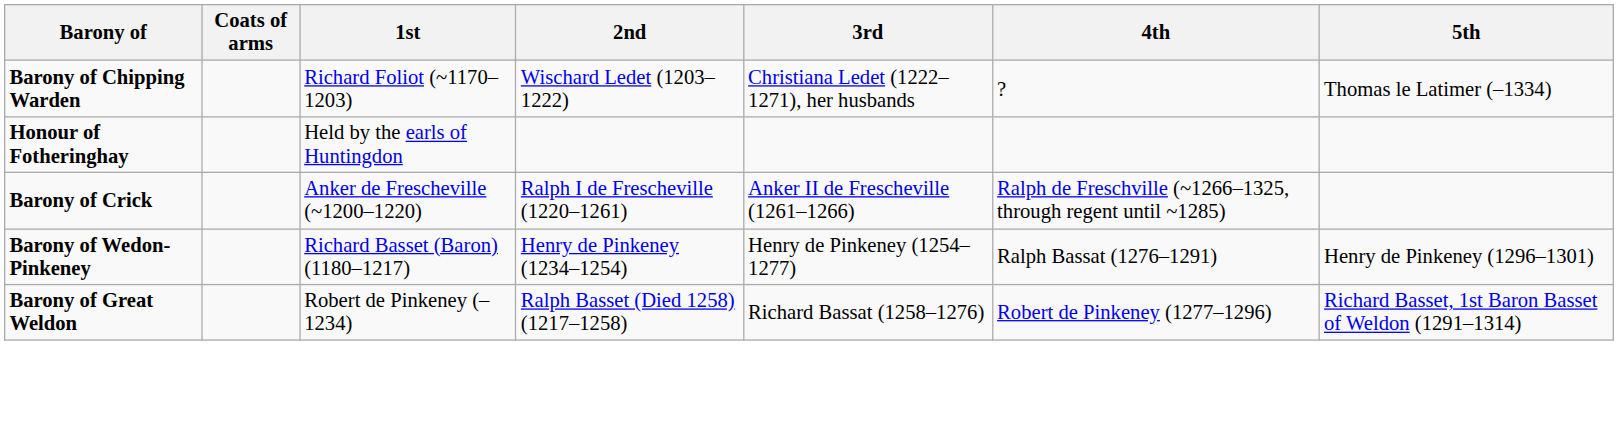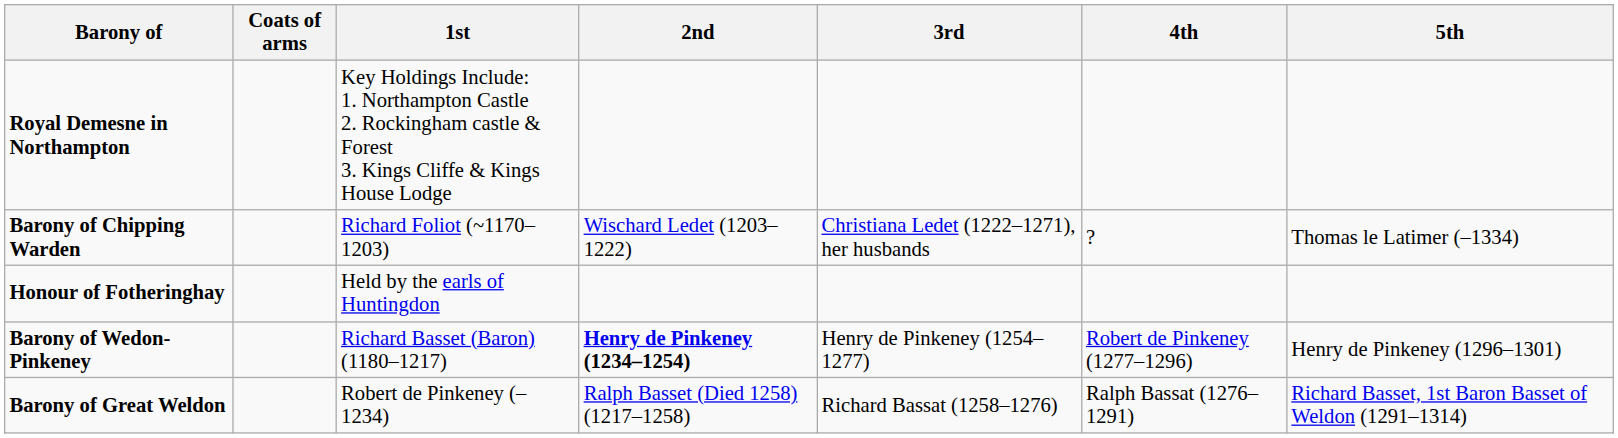+ row: (89, 134)
- row: (81, 200)
(600, 256) normal -> (668, 349) bold
(1107, 256) Ralph Bassat (1276–1291) -> (1167, 349) Robert de Pinkeney (1277–1296)
(1134, 312) Robert de Pinkeney (1277–1296) -> (1172, 405) Ralph Bassat (1276–1291)
